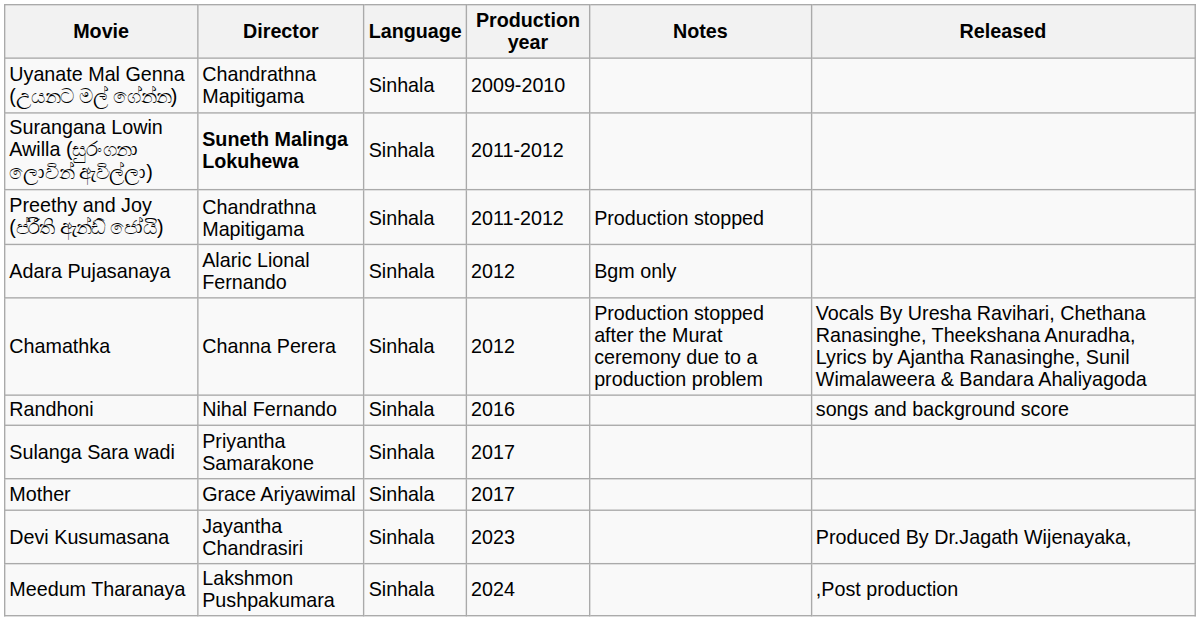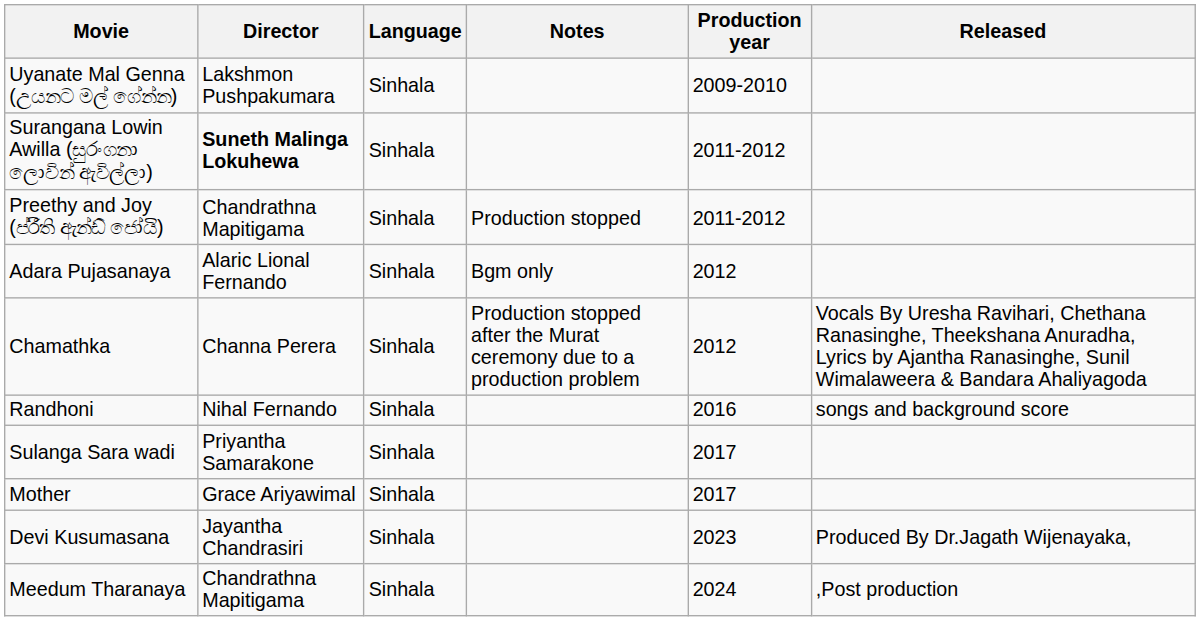columns swapped: (700, 32) <-> (528, 32)
(259, 85) Chandrathna Mapitigama -> (269, 85) Lakshmon Pushpakumara
(269, 590) Lakshmon Pushpakumara -> (259, 590) Chandrathna Mapitigama
